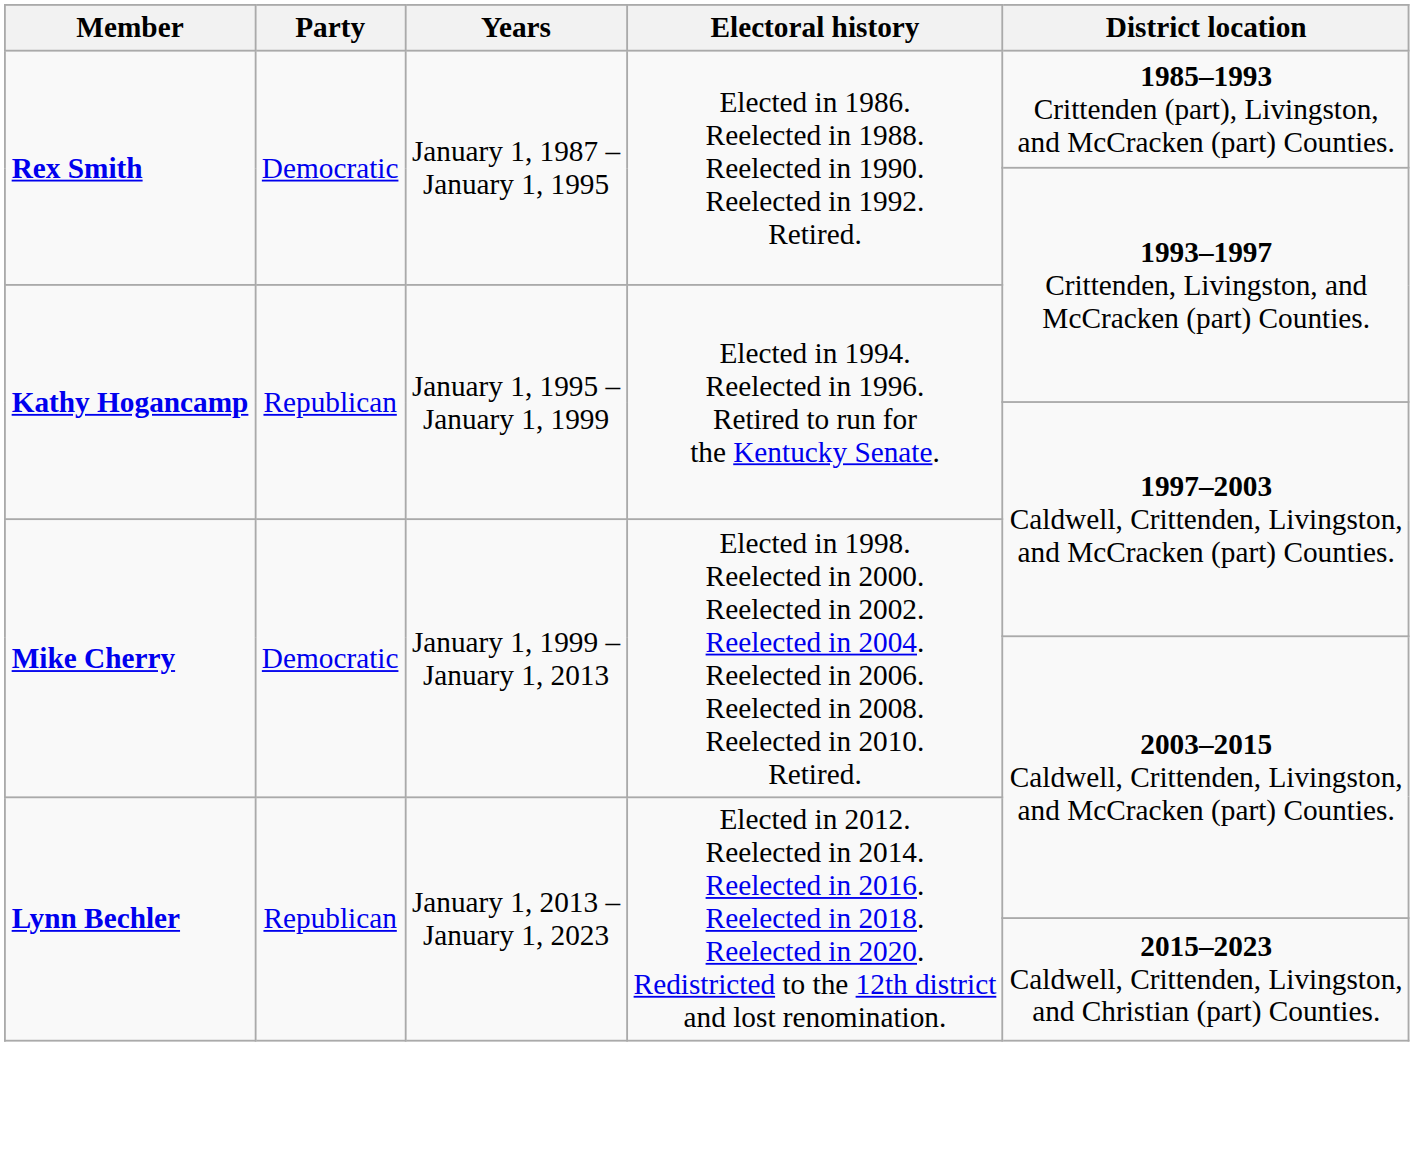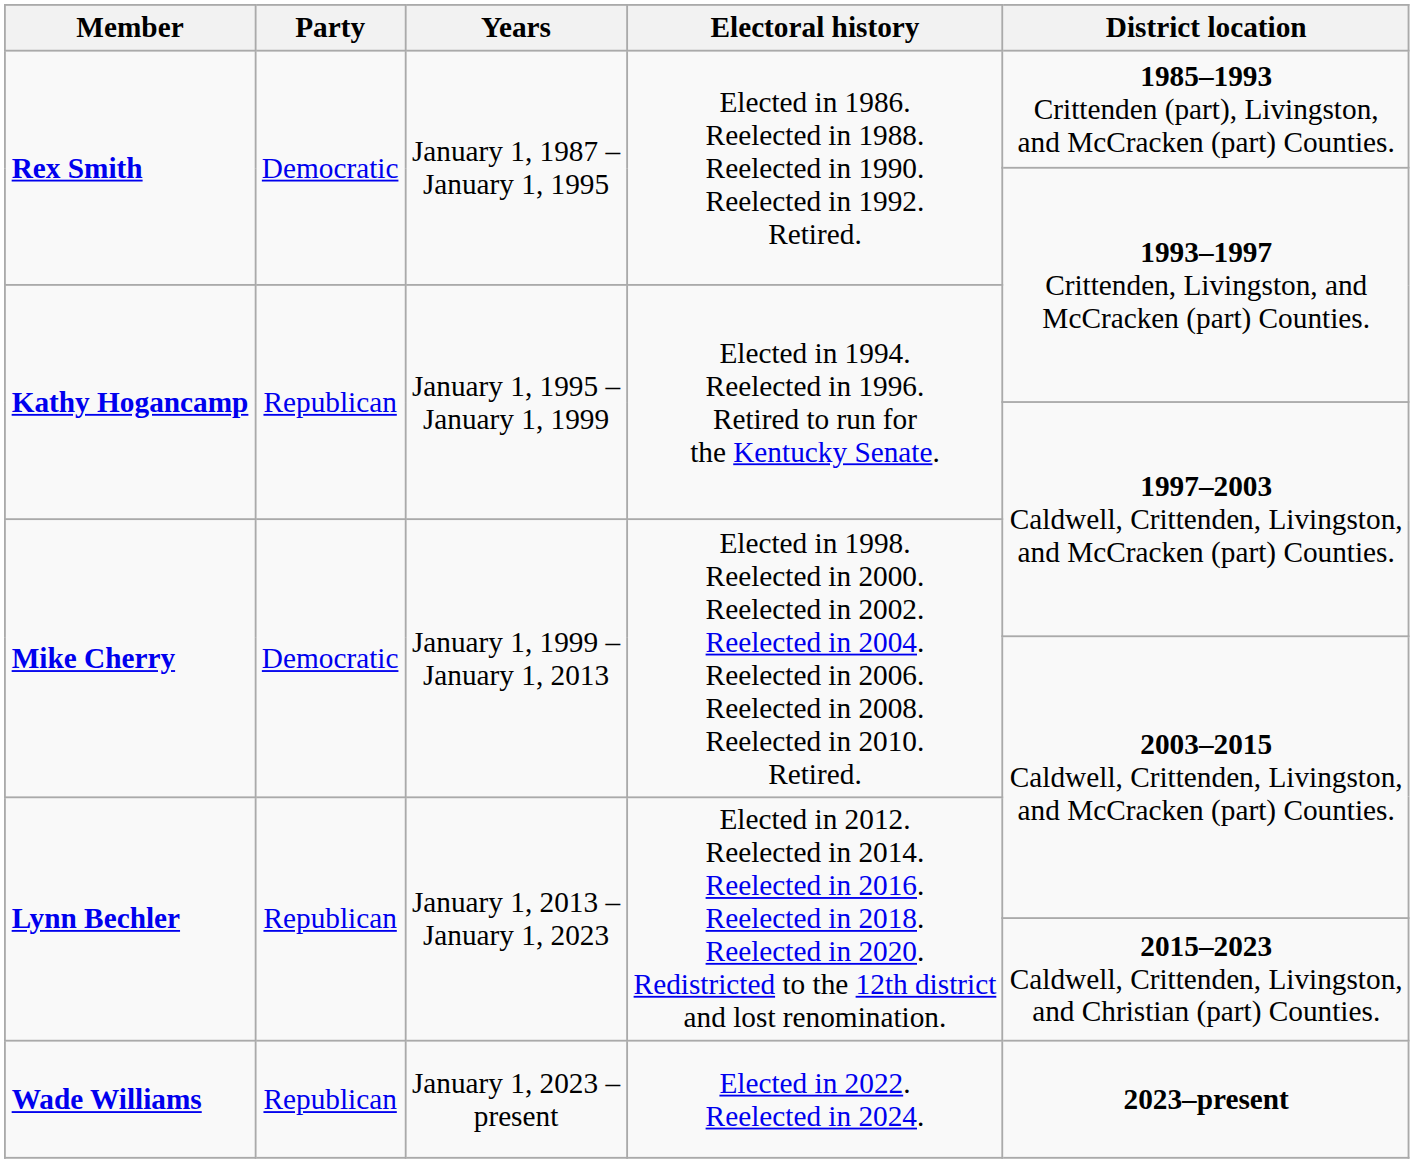+ row: (107, 1099)
